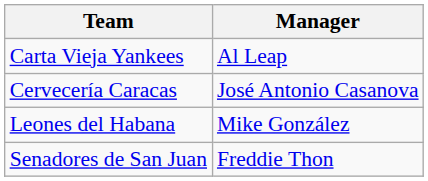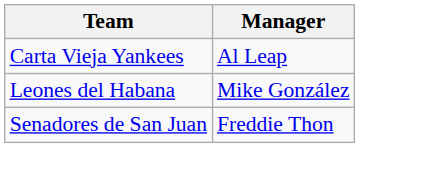- row: (93, 90)
